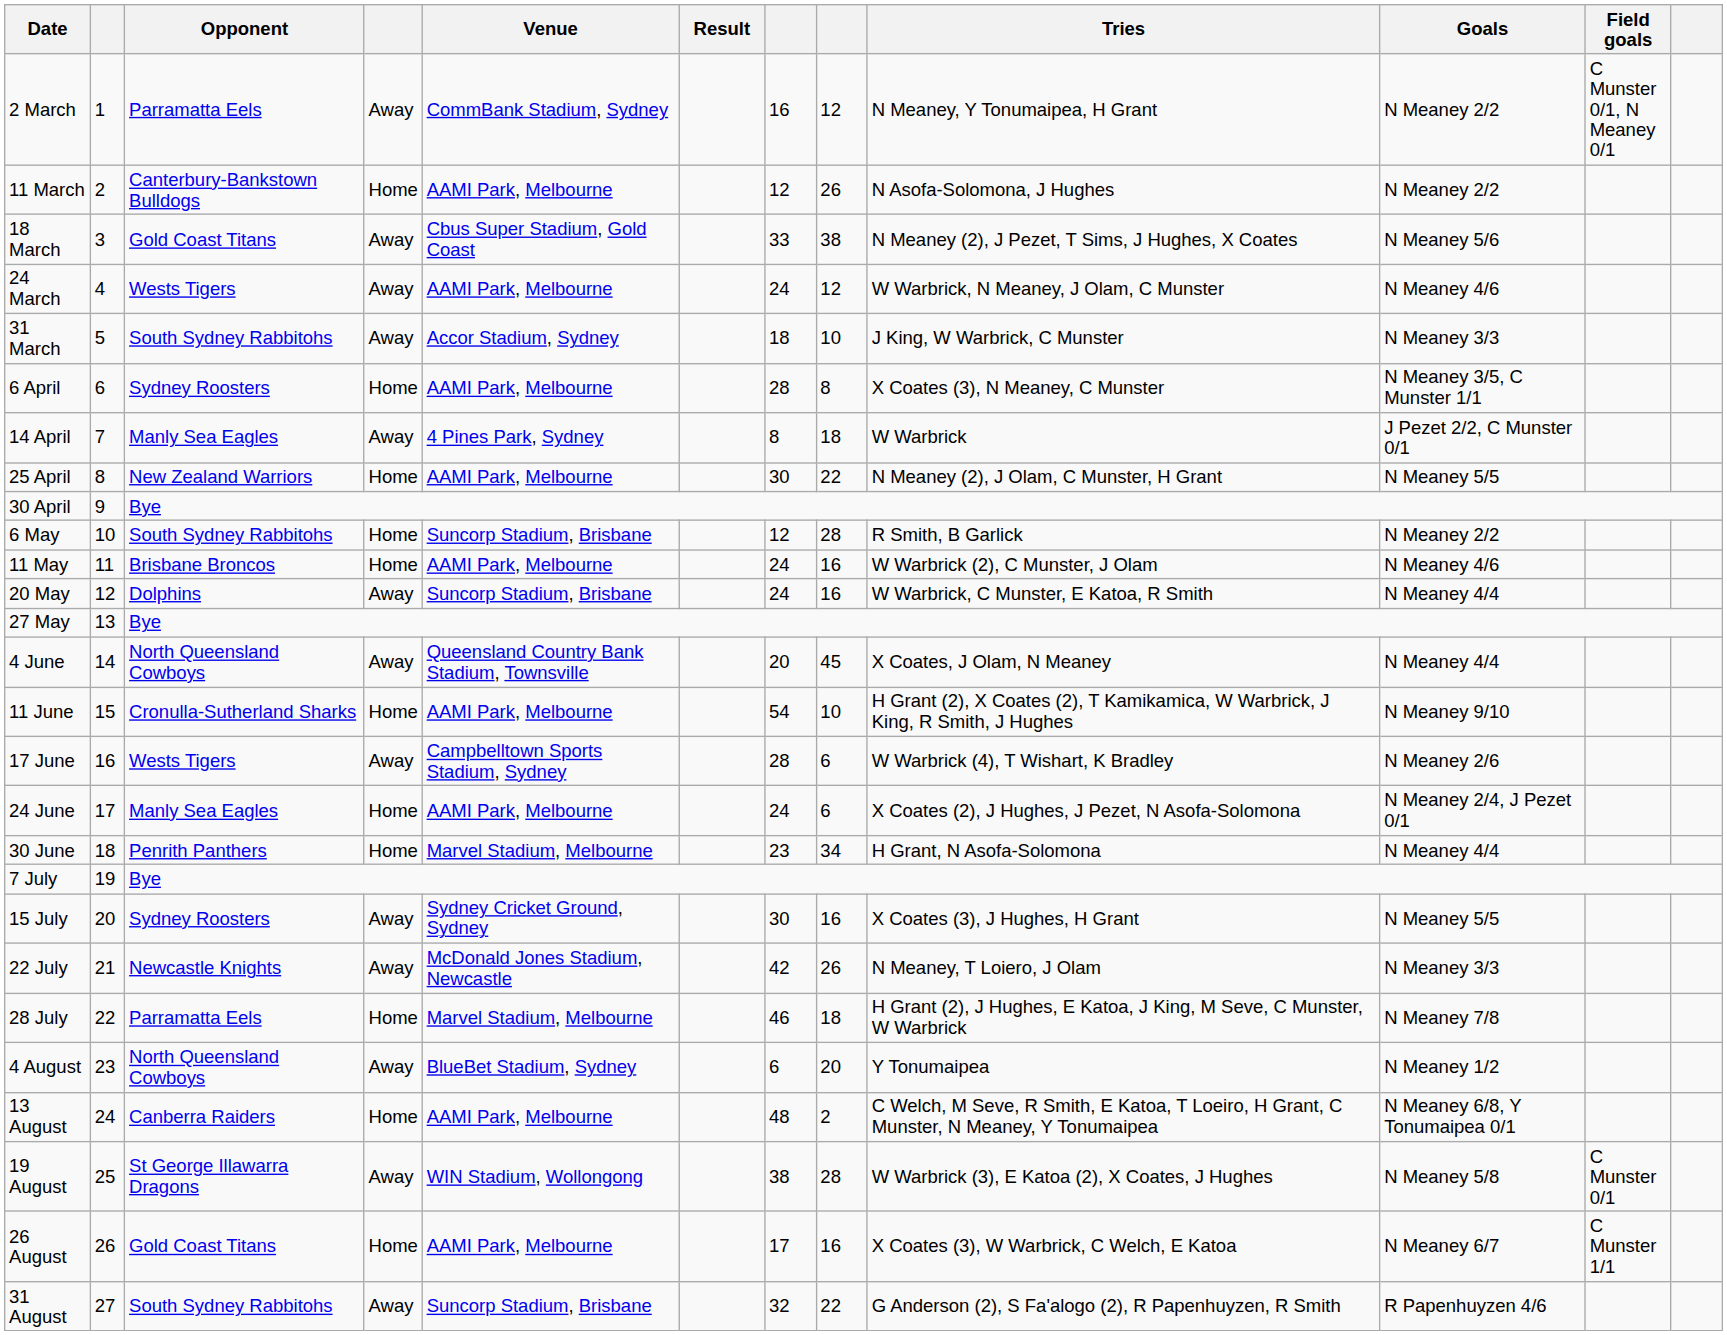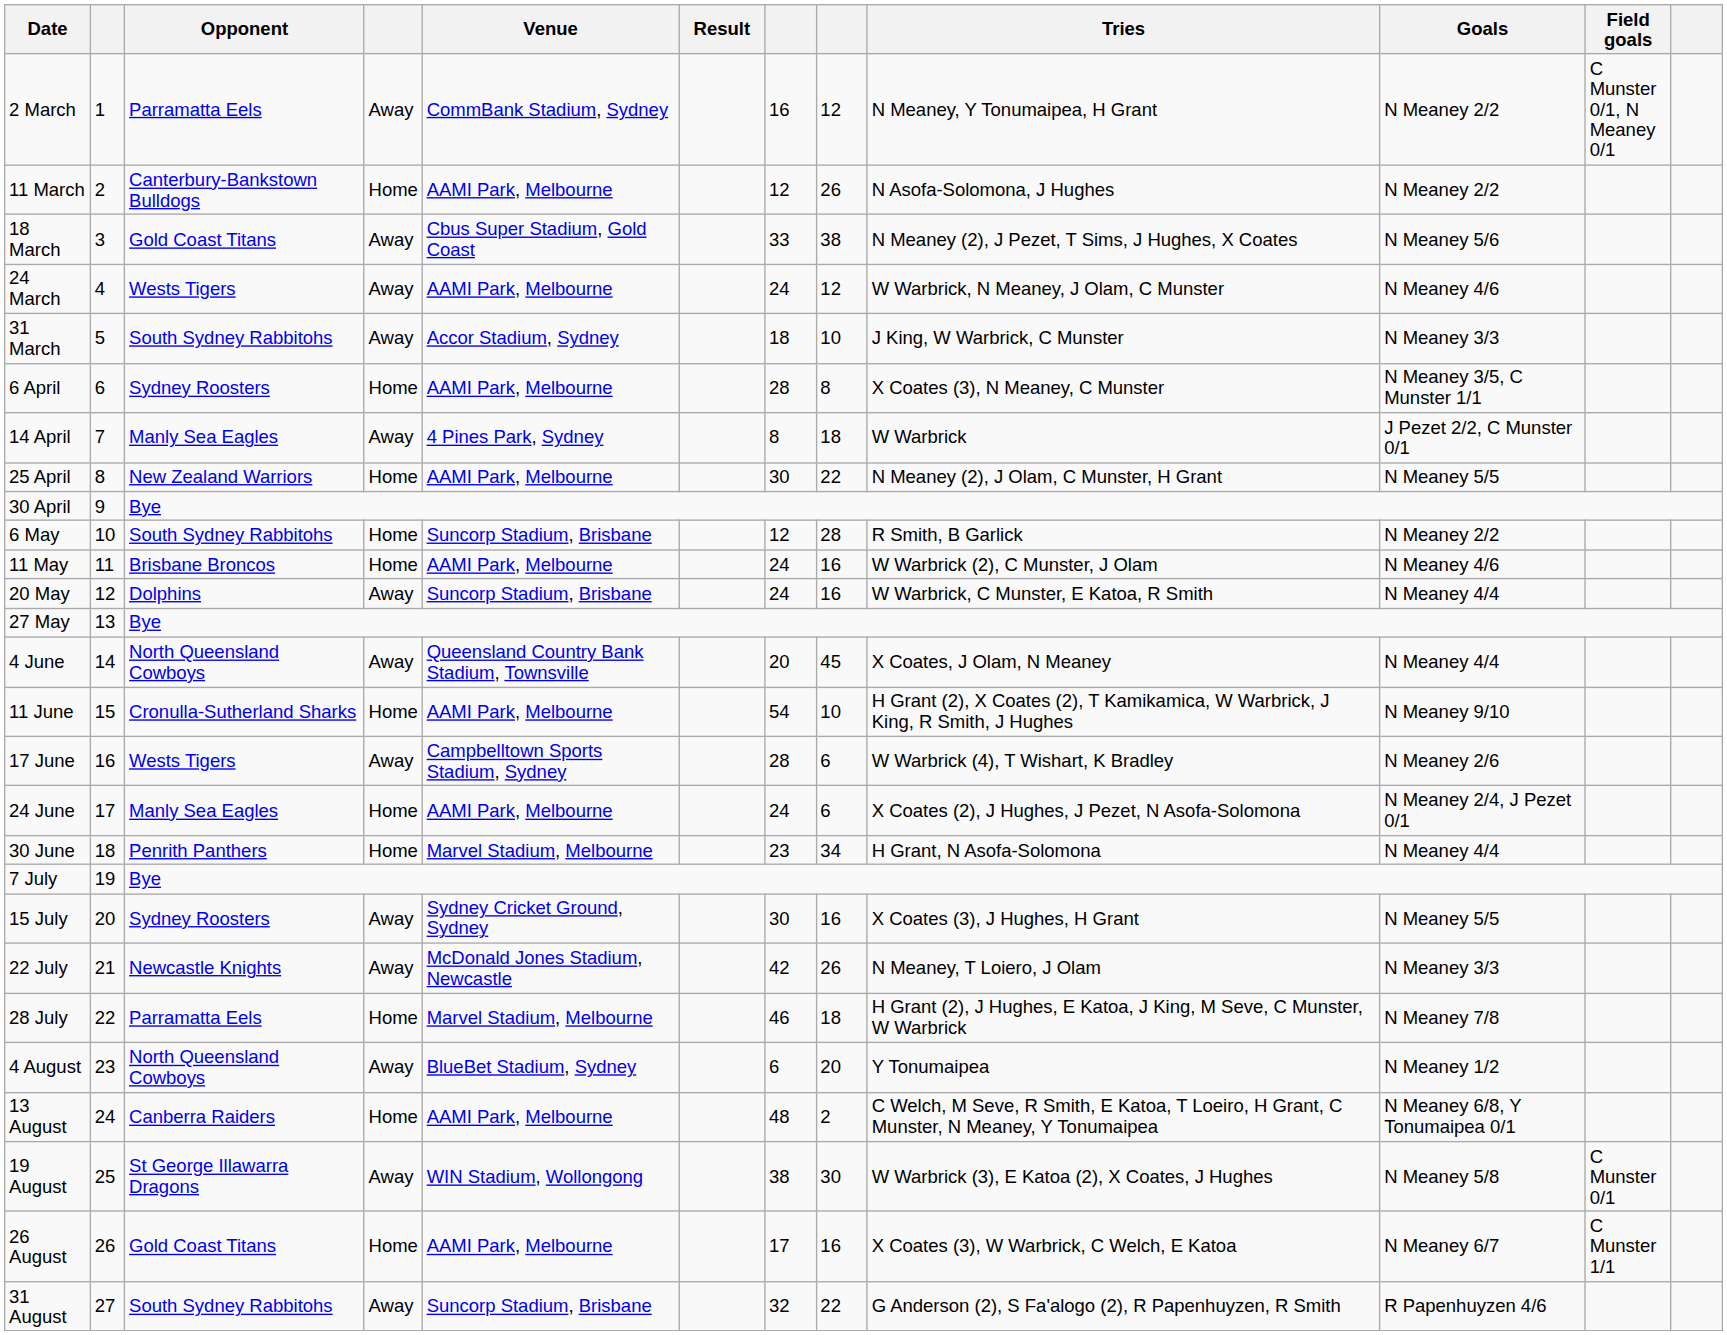(831, 1176) 28 -> (831, 1176) 30
